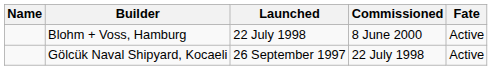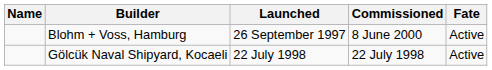(270, 34) 22 July 1998 -> (290, 34) 26 September 1997
(290, 55) 26 September 1997 -> (270, 55) 22 July 1998
